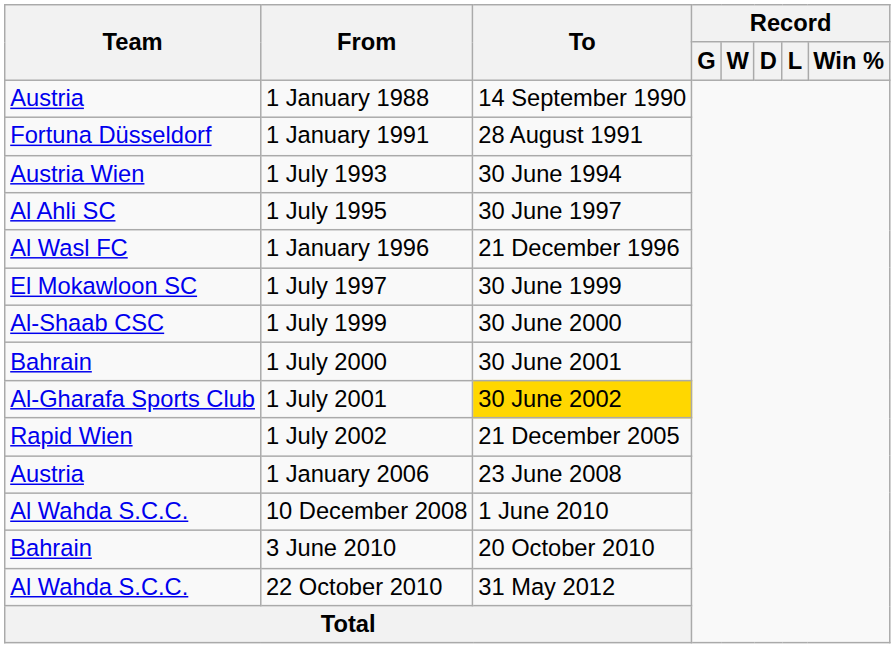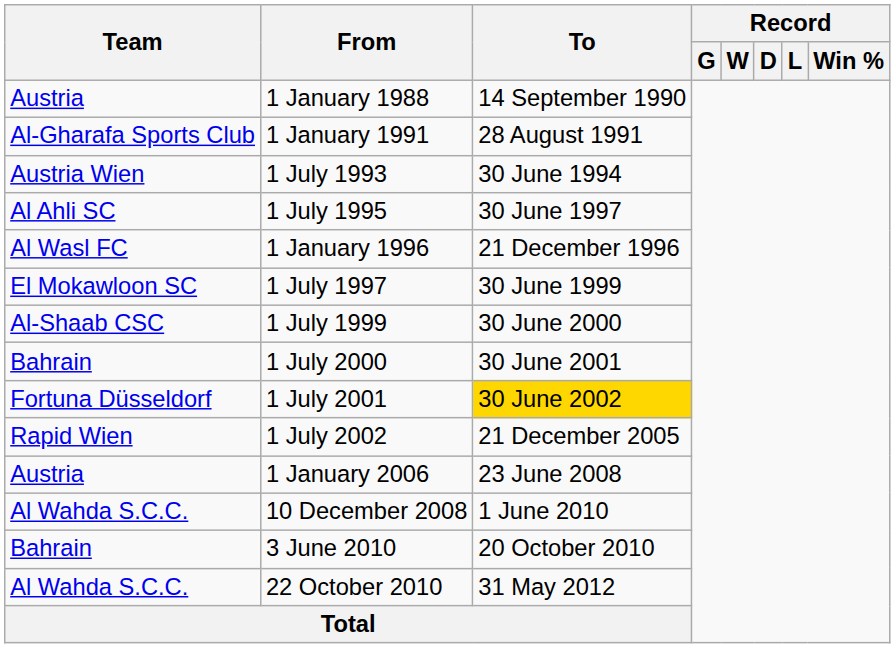(111, 135) Fortuna Düsseldorf -> (133, 135) Al-Gharafa Sports Club
(133, 398) Al-Gharafa Sports Club -> (111, 398) Fortuna Düsseldorf
